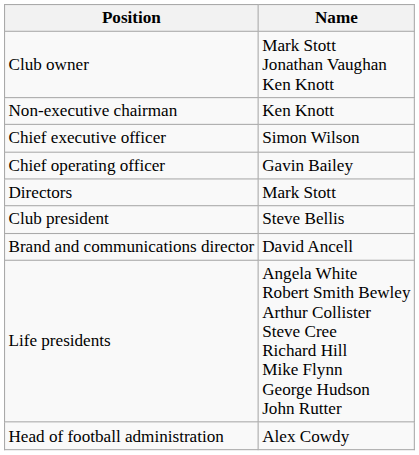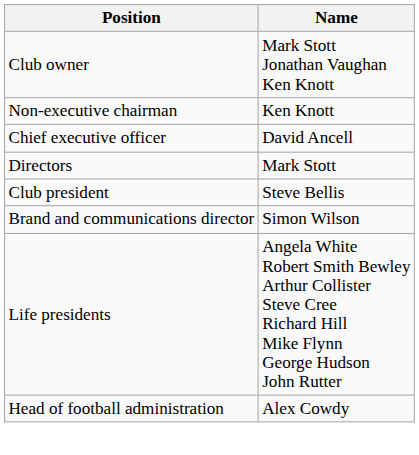(311, 138) Simon Wilson -> (308, 138) David Ancell
- row: (87, 165)
(308, 246) David Ancell -> (311, 219) Simon Wilson
